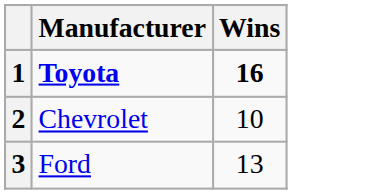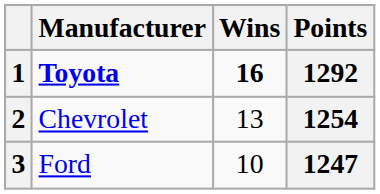+ column: (330, 26)
(250, 118) 10 -> (250, 118) 13
(250, 164) 13 -> (250, 164) 10
